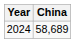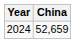(52, 30) 58,689 -> (52, 30) 52,659
